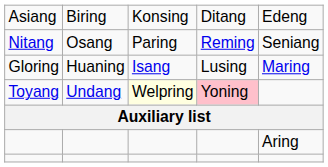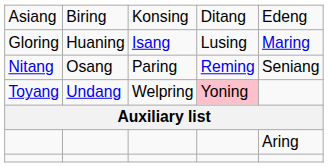rows swapped: (34, 67) <-> (31, 42)
(163, 92) lightyellow background -> (163, 92) no background
